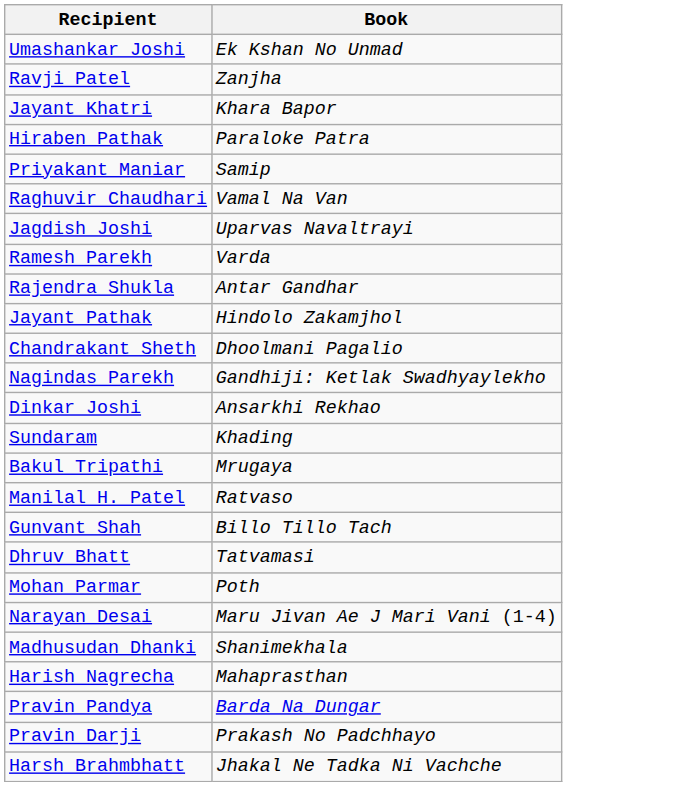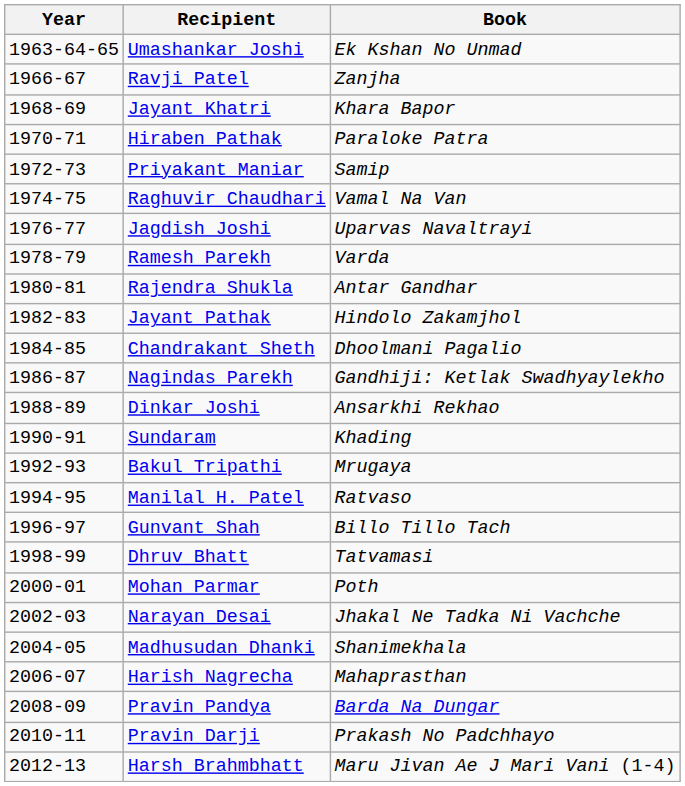+ column: (64, 20)
(386, 617) Maru Jivan Ae J Mari Vani (1-4) -> (478, 617) Jhakal Ne Tadka Ni Vachche
(359, 767) Jhakal Ne Tadka Ni Vachche -> (505, 767) Maru Jivan Ae J Mari Vani (1-4)
